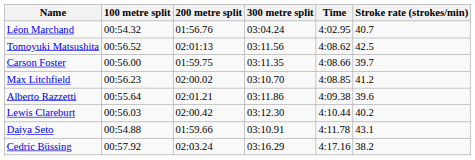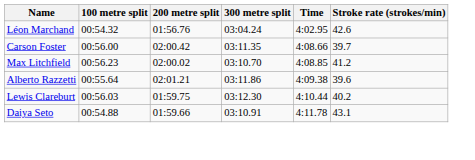(365, 29) 40.7 -> (342, 29) 42.6
- row: (53, 46)
(194, 63) 01:59.75 -> (171, 46) 02:00.42
(194, 113) 02:00.42 -> (171, 96) 01:59.75
- row: (39, 146)
